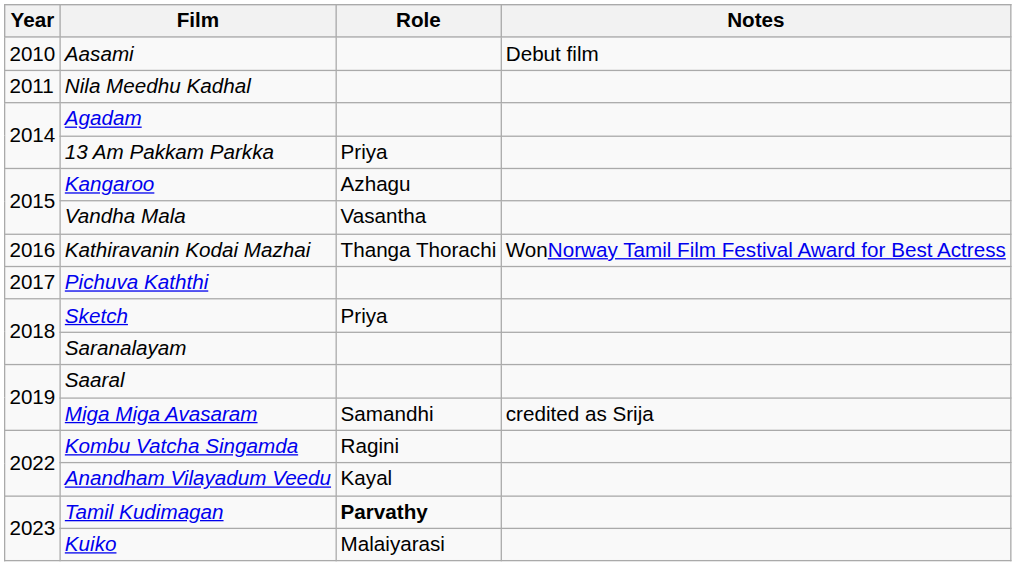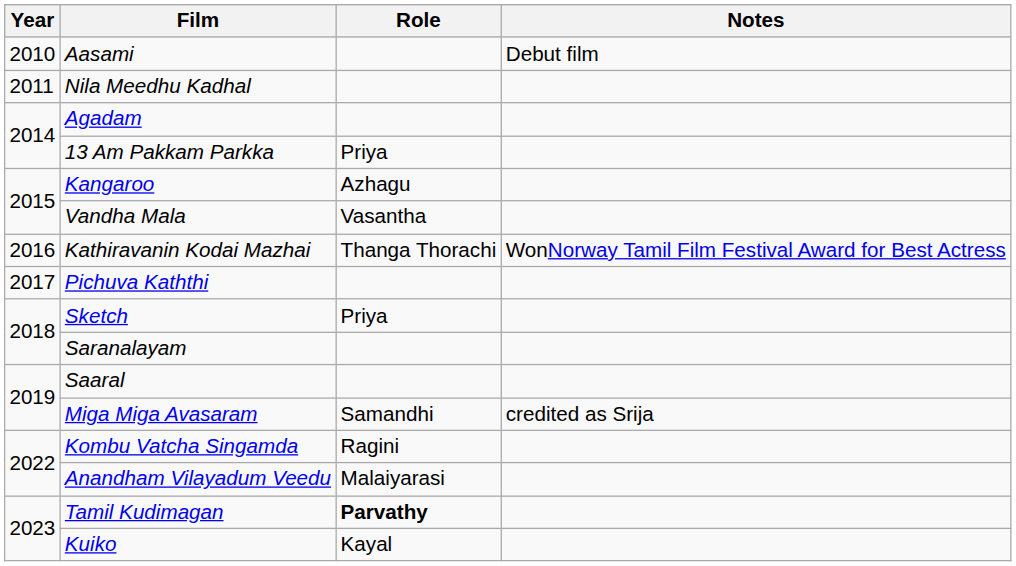(366, 479) Kayal -> (393, 479) Malaiyarasi
(393, 544) Malaiyarasi -> (366, 544) Kayal
